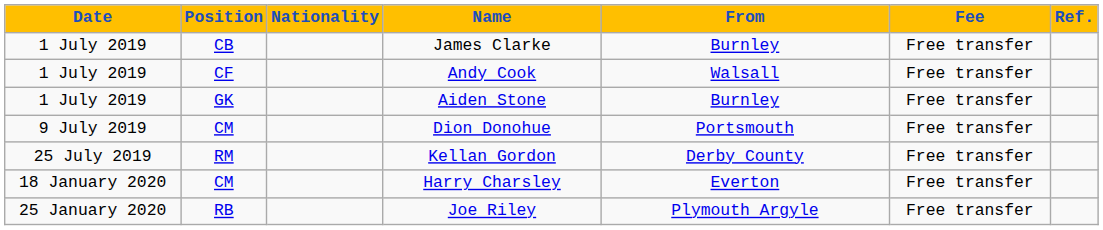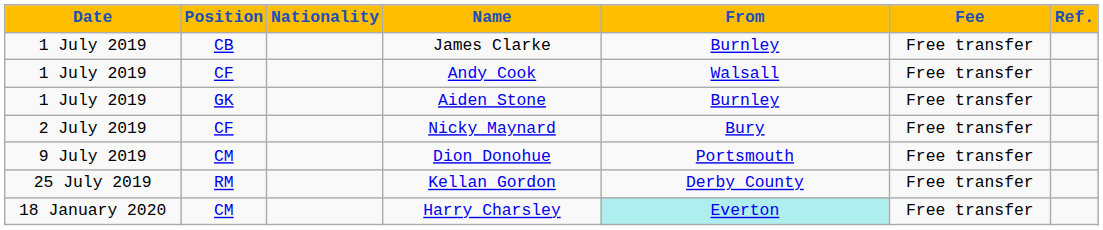+ row: (492, 128)
(745, 183) no background -> (745, 211) paleturquoise background
- row: (492, 211)
